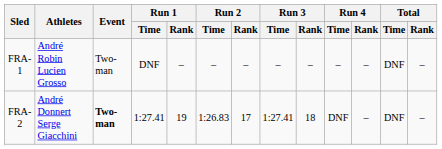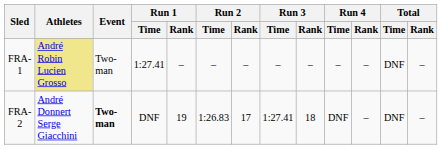(52, 65) no background -> (52, 65) khaki background
(149, 65) DNF -> (149, 65) 1:27.41
(149, 118) 1:27.41 -> (149, 118) DNF
